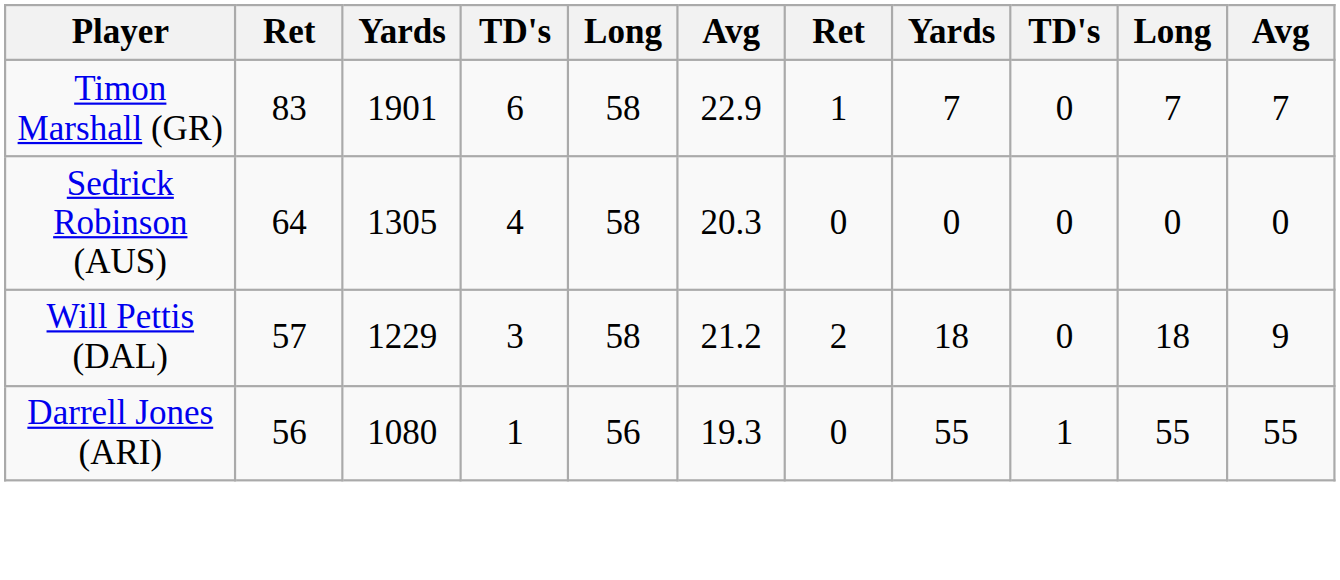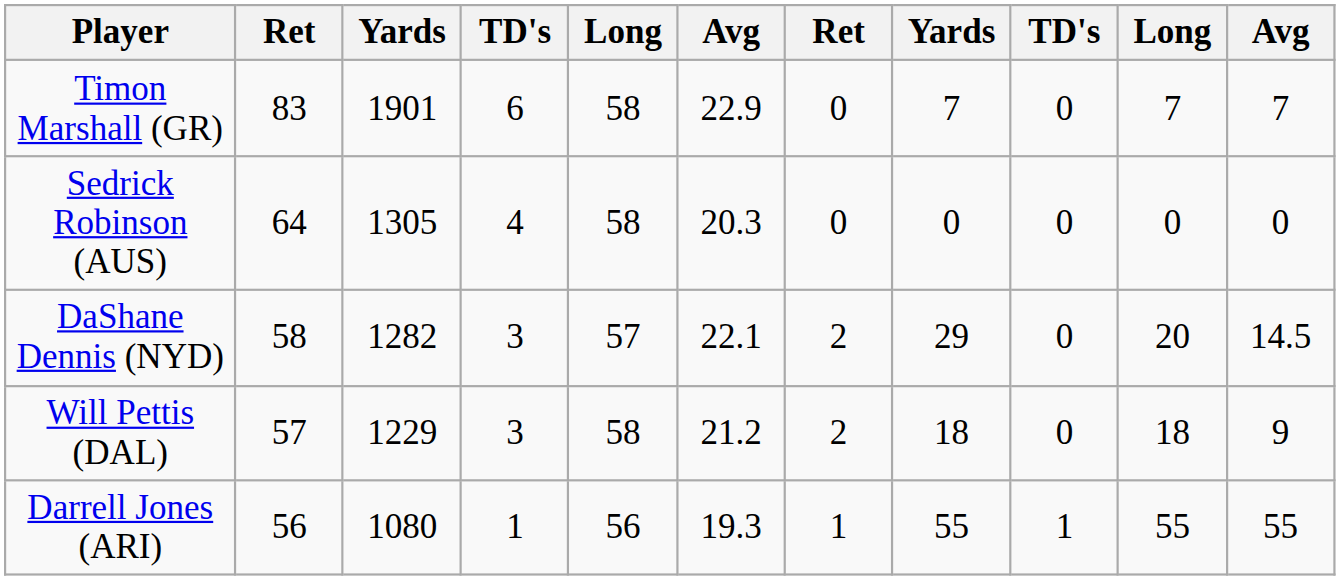(839, 107) 1 -> (839, 107) 0
+ row: (120, 336)
(839, 431) 0 -> (839, 526) 1
